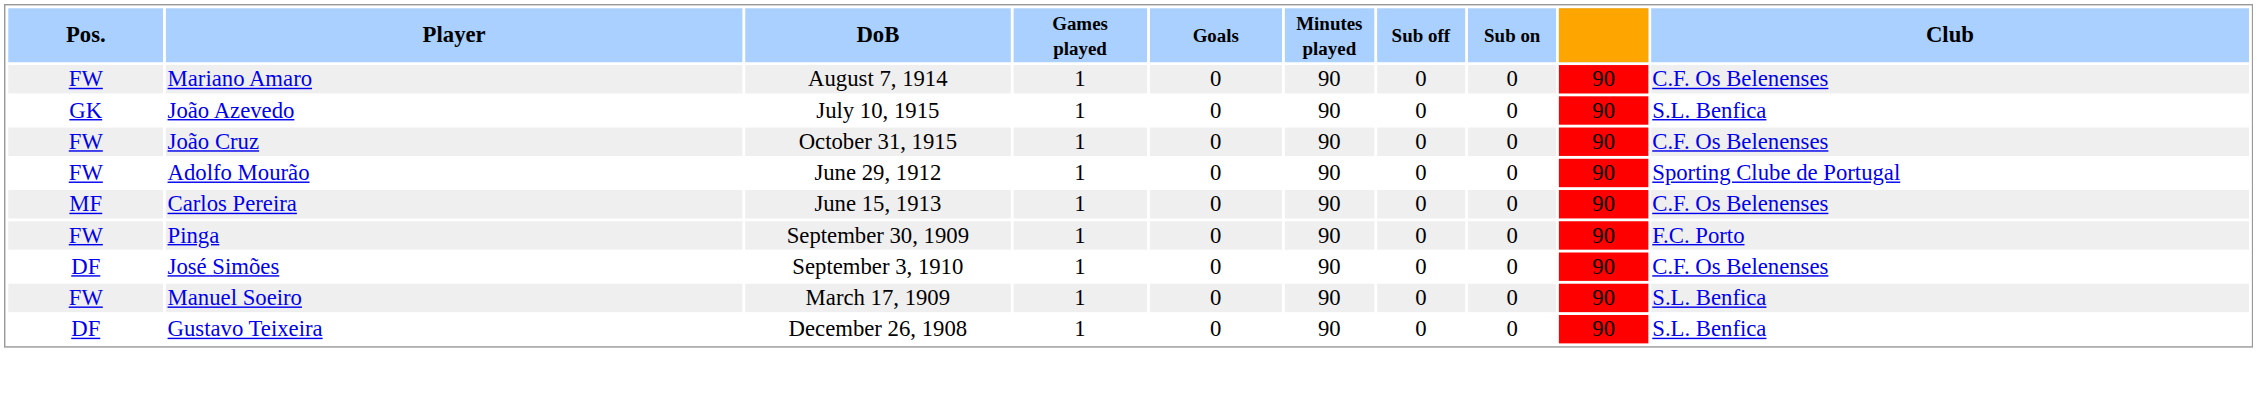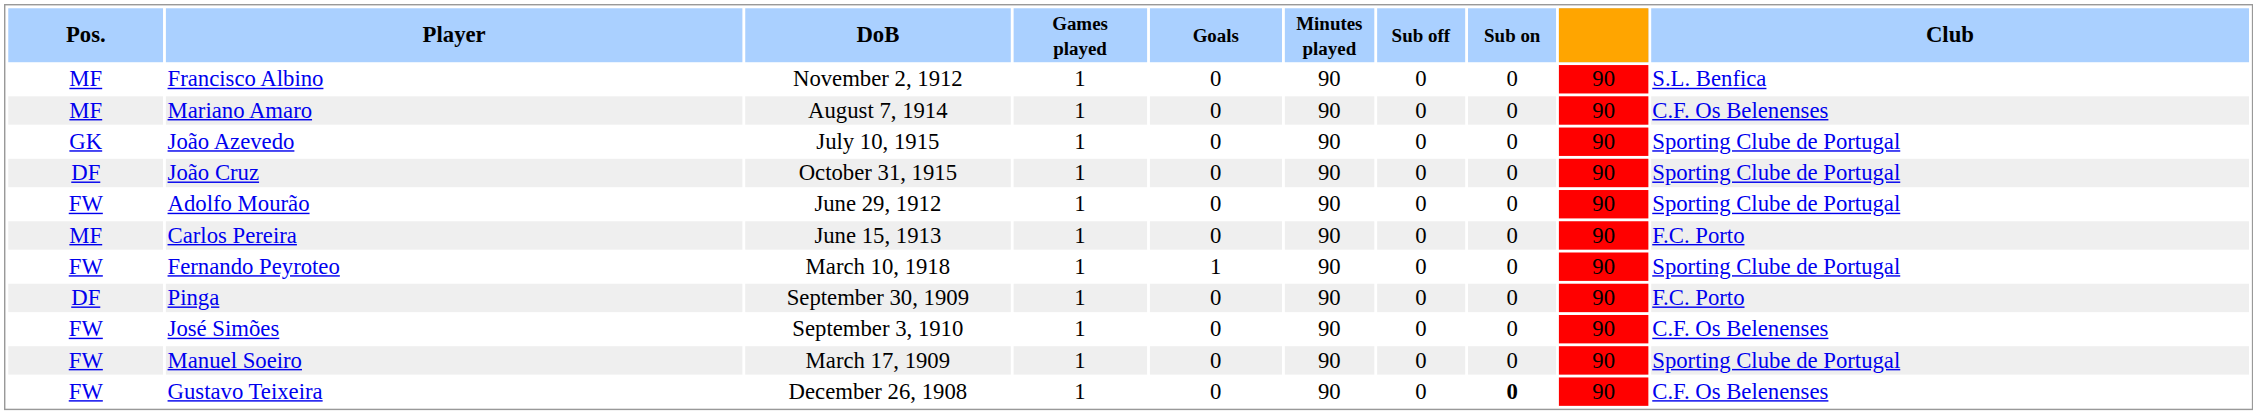+ row: (245, 79)
(86, 79) FW -> (86, 110) MF
(1709, 110) S.L. Benfica -> (1776, 141) Sporting Clube de Portugal
(86, 141) FW -> (86, 172) DF
(1740, 141) C.F. Os Belenenses -> (1776, 172) Sporting Clube de Portugal
(1740, 204) C.F. Os Belenenses -> (1698, 235) F.C. Porto
+ row: (254, 266)
(86, 235) FW -> (86, 297) DF
(86, 266) DF -> (86, 328) FW
(1709, 297) S.L. Benfica -> (1776, 360) Sporting Clube de Portugal
(86, 328) DF -> (86, 391) FW
(1512, 328) normal -> (1512, 391) bold
(1709, 328) S.L. Benfica -> (1740, 391) C.F. Os Belenenses
